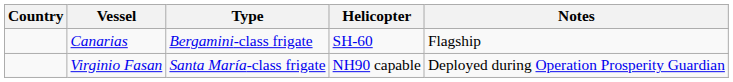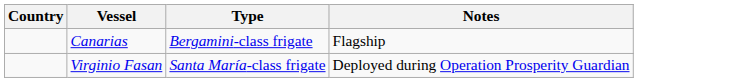- column: (377, 16)
